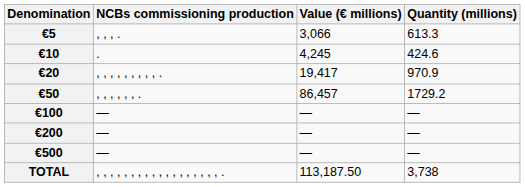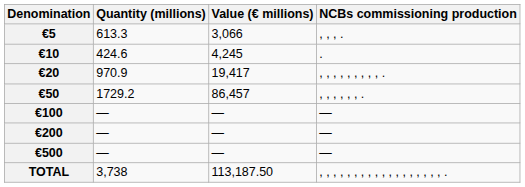columns swapped: (462, 14) <-> (195, 14)
